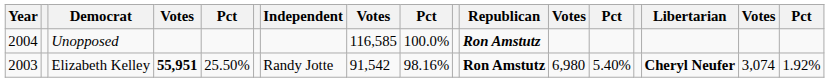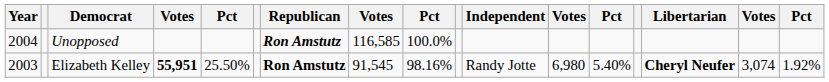columns swapped: (504, 16) <-> (303, 16)
(370, 65) 91,542 -> (373, 65) 91,545
